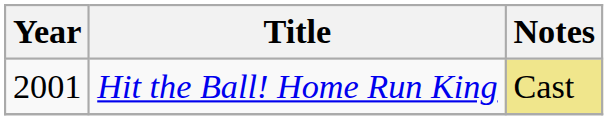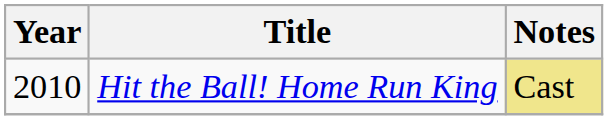(47, 85) 2001 -> (47, 85) 2010
